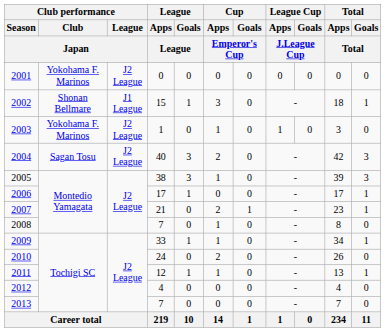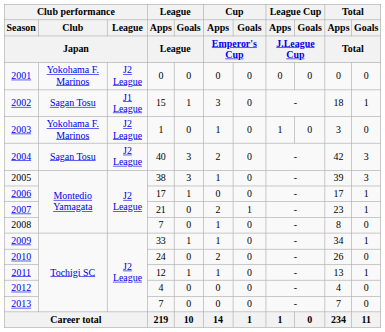(73, 103) Shonan Bellmare -> (73, 103) Sagan Tosu
